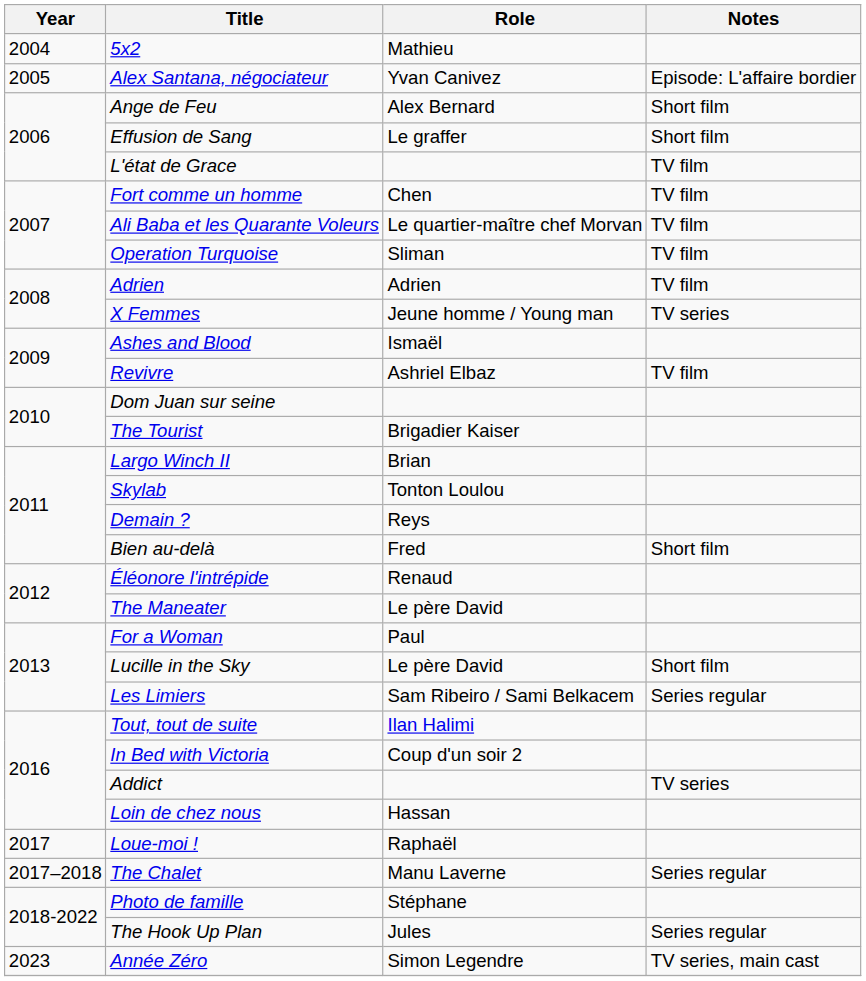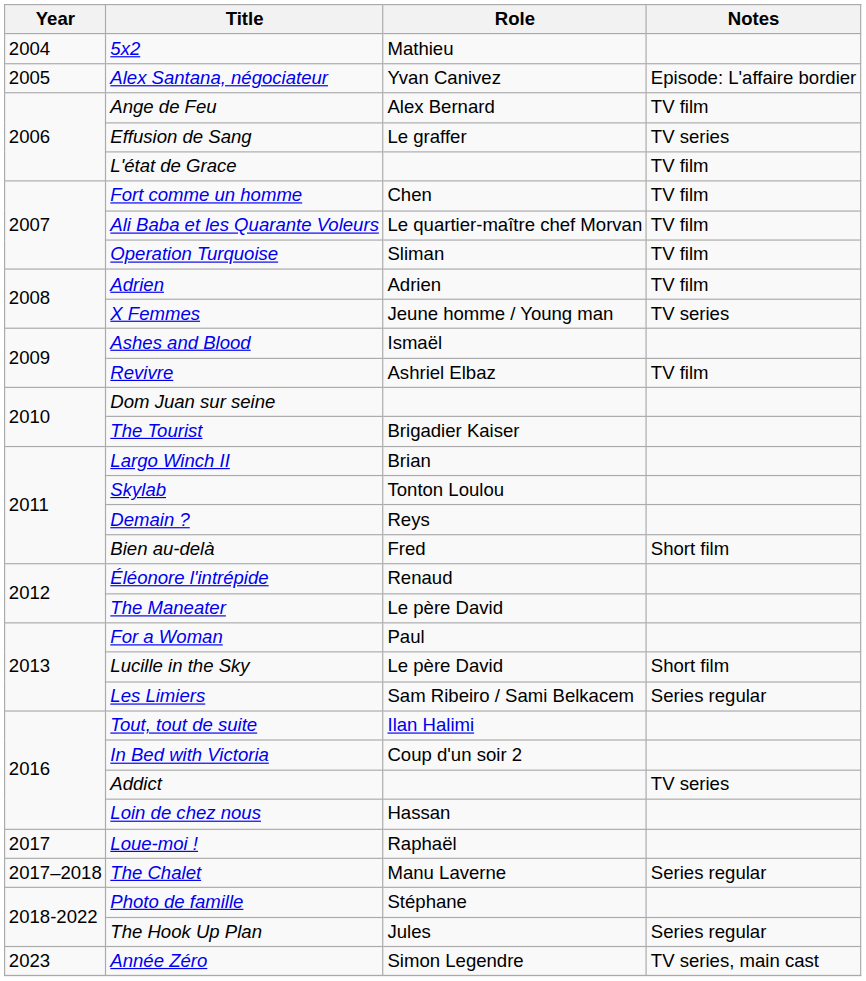(690, 107) Short film -> (680, 107) TV film
(690, 136) Short film -> (690, 136) TV series
